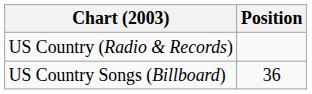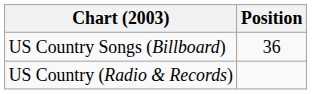rows swapped: (117, 74) <-> (121, 46)
